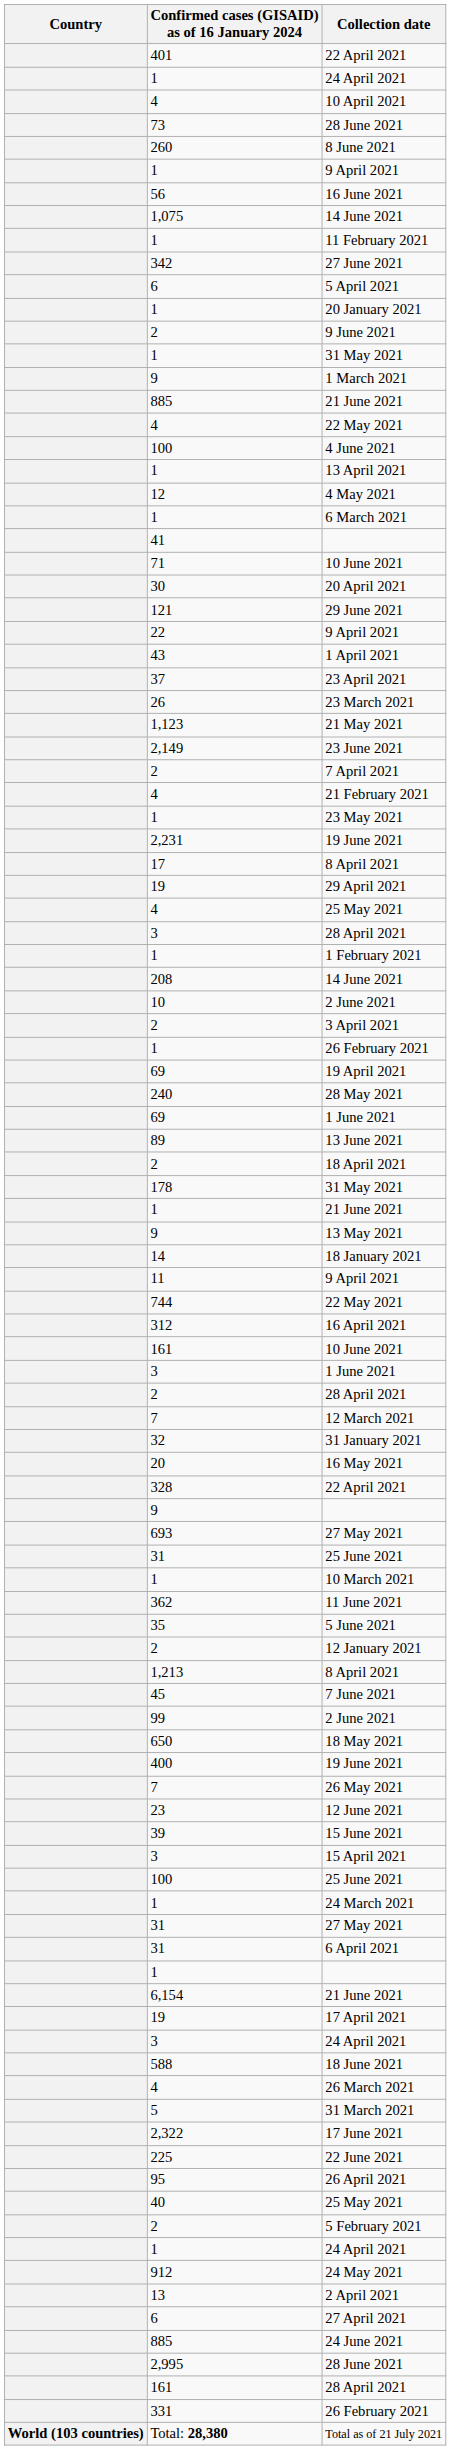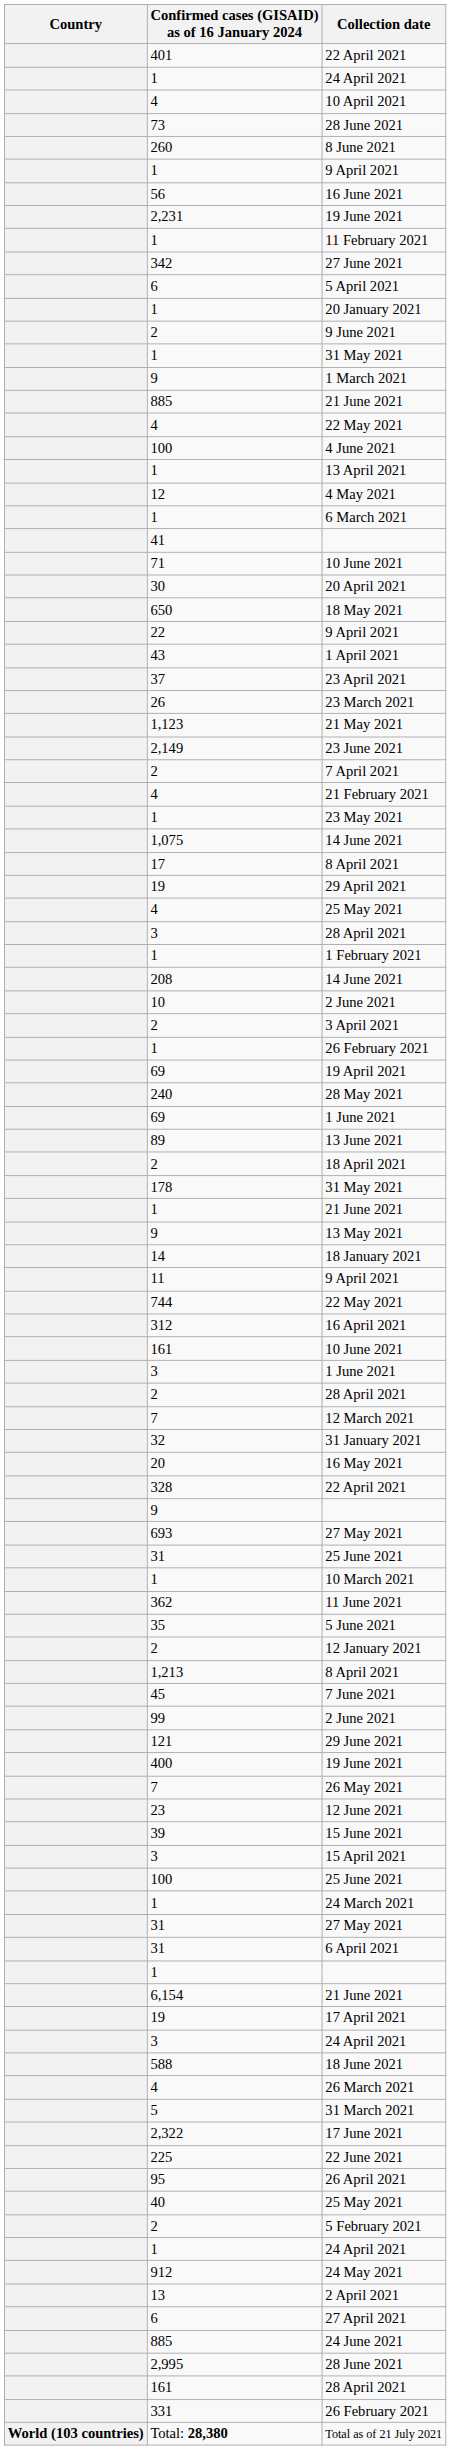rows swapped: (167, 217) <-> (167, 840)
rows swapped: (161, 609) <-> (161, 1741)
